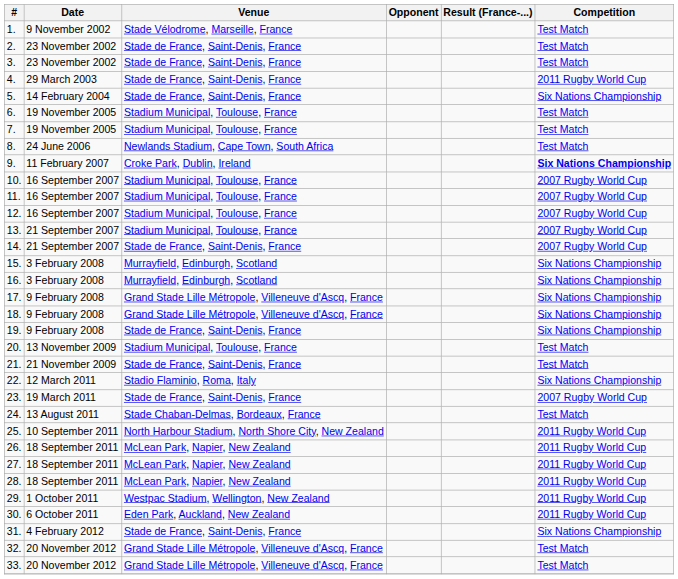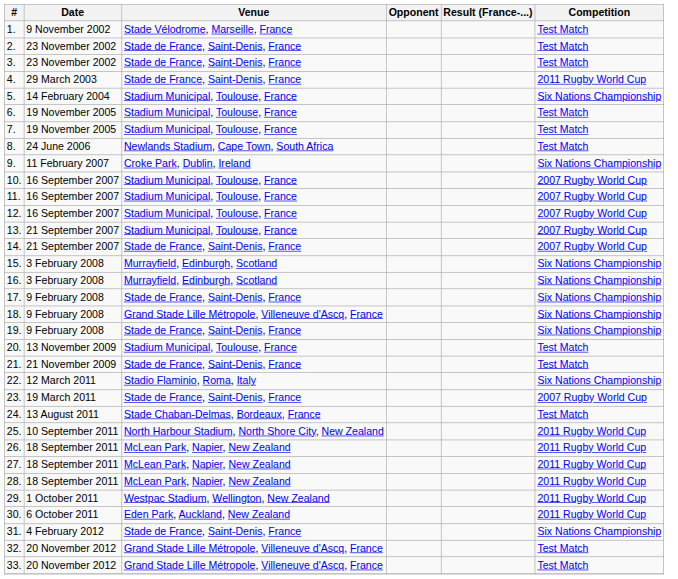(213, 96) Stade de France, Saint-Denis, France -> (210, 96) Stadium Municipal, Toulouse, France
(604, 163) bold -> (599, 163) normal
(253, 297) Grand Stade Lille Métropole, Villeneuve d'Ascq, France -> (213, 297) Stade de France, Saint-Denis, France
